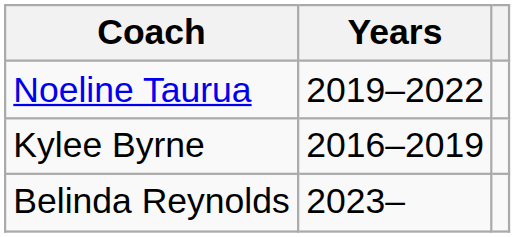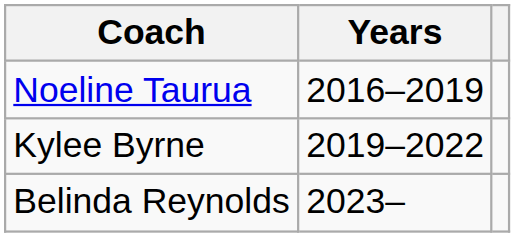(395, 88) 2019–2022 -> (395, 88) 2016–2019
(395, 145) 2016–2019 -> (395, 145) 2019–2022
